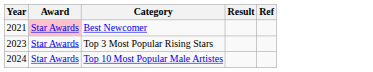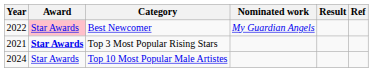+ column: (273, 12)
(17, 28) 2021 -> (17, 28) 2022
(17, 43) 2023 -> (17, 43) 2021
(55, 43) normal -> (57, 43) bold
